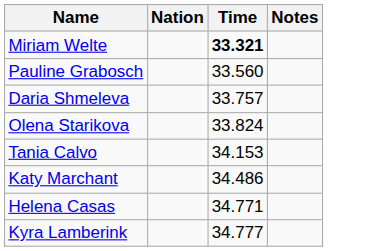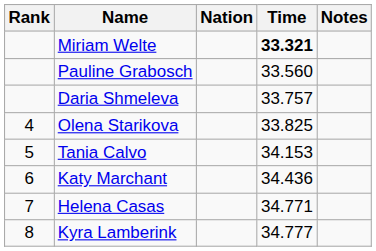+ column: (29, 17)
(238, 125) 33.824 -> (287, 125) 33.825
(238, 179) 34.486 -> (287, 179) 34.436
